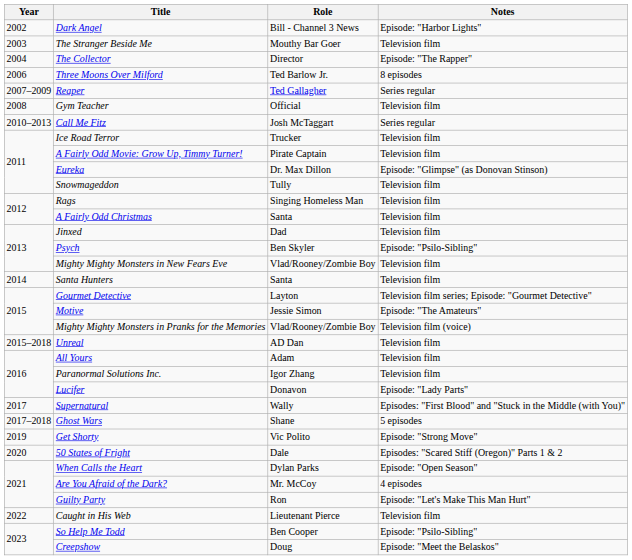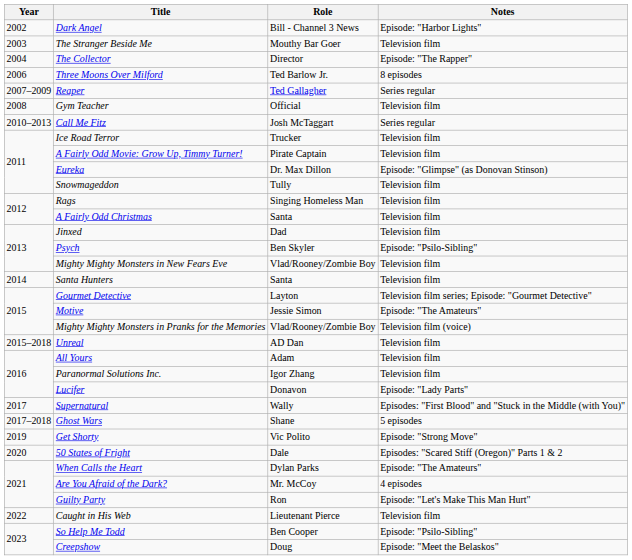(429, 468) Episode: "Open Season" -> (431, 468) Episode: "The Amateurs"
